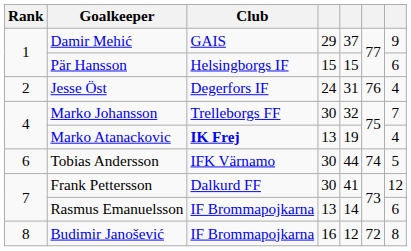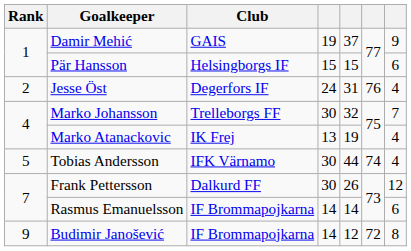(329, 40) 29 -> (329, 40) 19
(215, 137) bold -> (213, 137) normal
(26, 161) 6 -> (26, 161) 5
(395, 161) 5 -> (395, 161) 4
(351, 185) 41 -> (351, 185) 26
(329, 209) 13 -> (329, 209) 14
(26, 233) 8 -> (26, 233) 9
(329, 233) 16 -> (329, 233) 14
